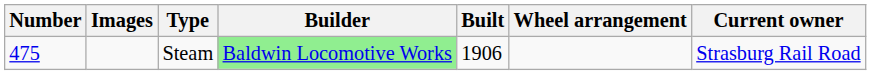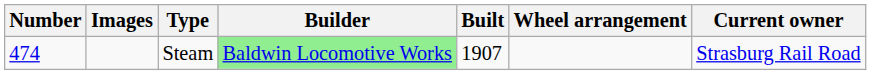(25, 52) 475 -> (25, 52) 474
(482, 52) 1906 -> (482, 52) 1907
